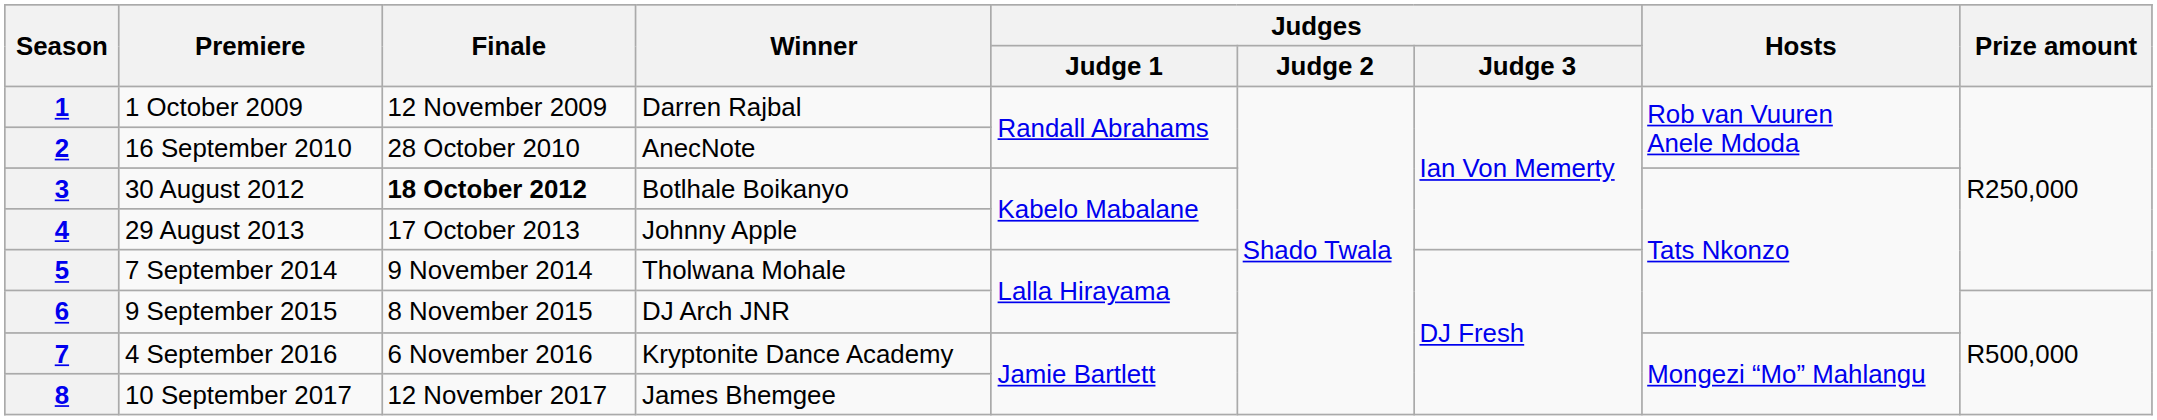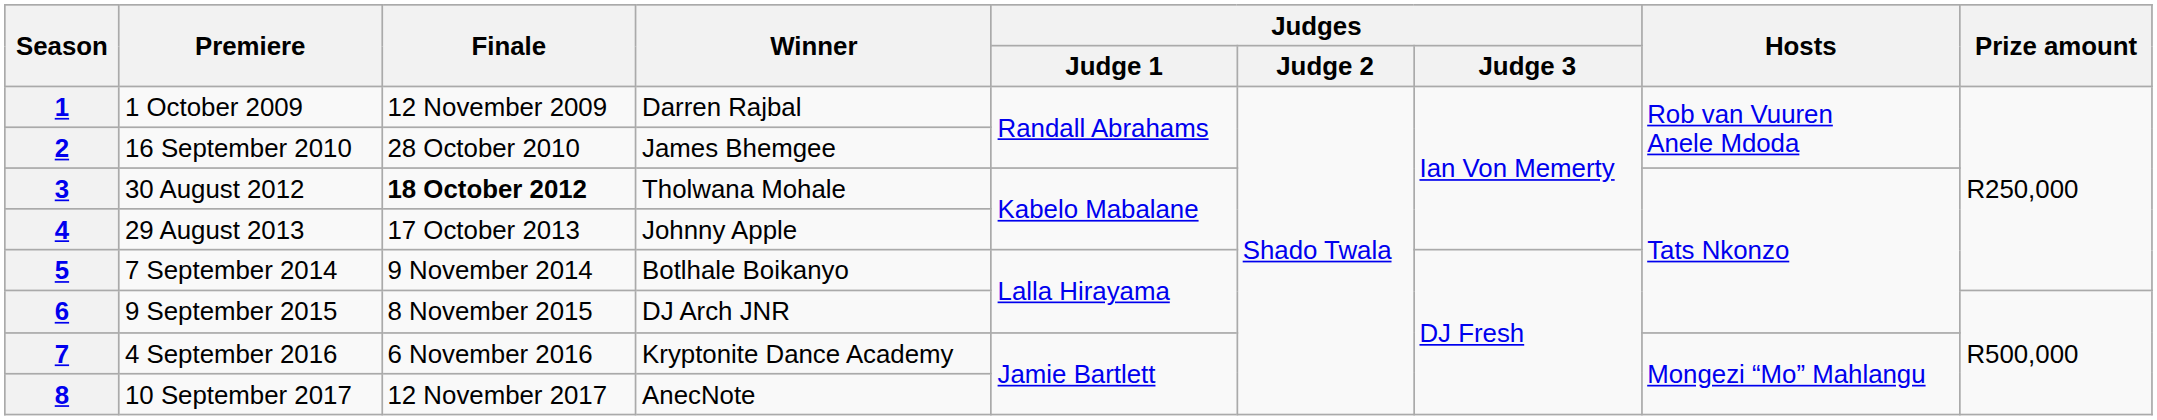(699, 148) AnecNote -> (739, 148) James Bhemgee
(745, 189) Botlhale Boikanyo -> (744, 189) Tholwana Mohale
(744, 271) Tholwana Mohale -> (745, 271) Botlhale Boikanyo
(739, 394) James Bhemgee -> (699, 394) AnecNote
